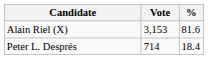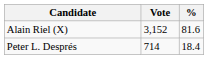(156, 29) 3,153 -> (156, 29) 3,152
